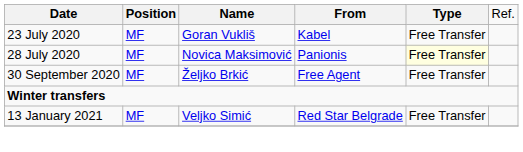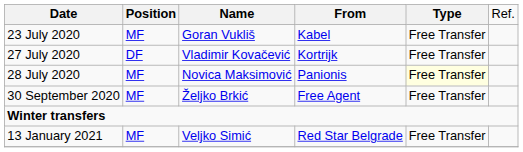+ row: (44, 55)
